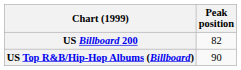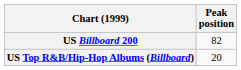(216, 57) 90 -> (216, 57) 20
